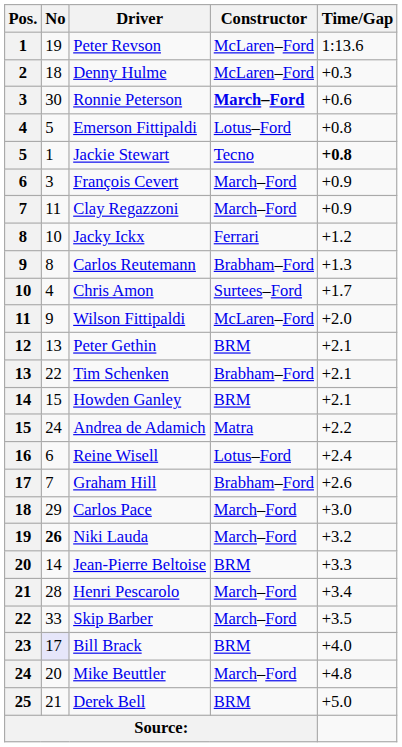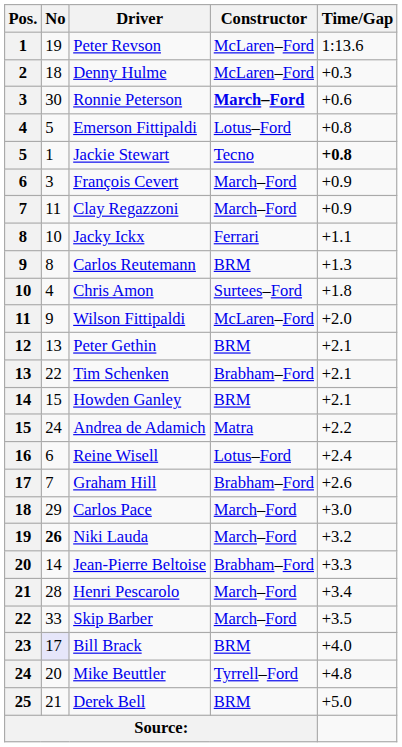(337, 237) +1.2 -> (337, 237) +1.1
(264, 264) Brabham–Ford -> (232, 264) BRM
(337, 291) +1.7 -> (337, 291) +1.8
(232, 564) BRM -> (264, 564) Brabham–Ford
(255, 674) March–Ford -> (256, 674) Tyrrell–Ford
